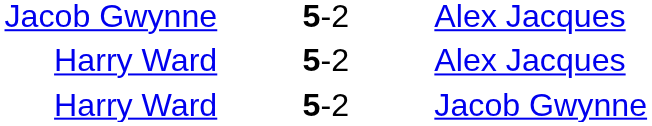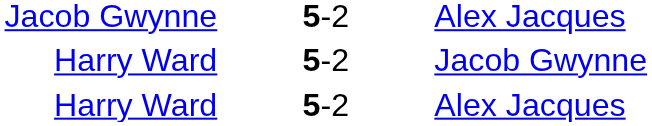rows swapped: (136, 60) <-> (136, 105)
